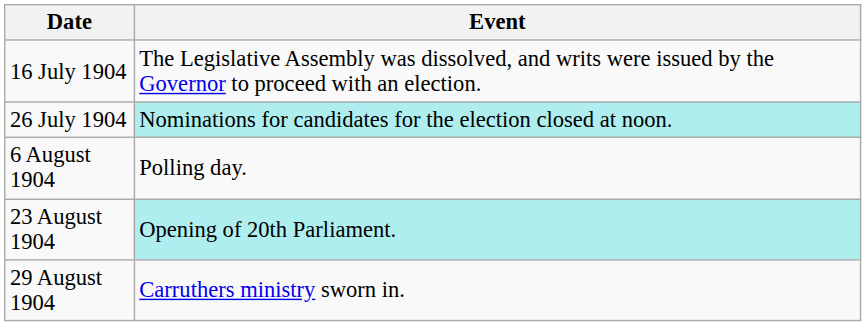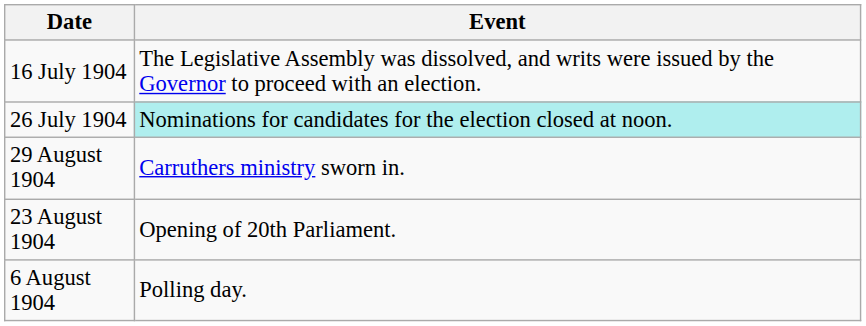rows swapped: (50, 167) <-> (56, 290)
(268, 228) paleturquoise background -> (268, 228) no background
